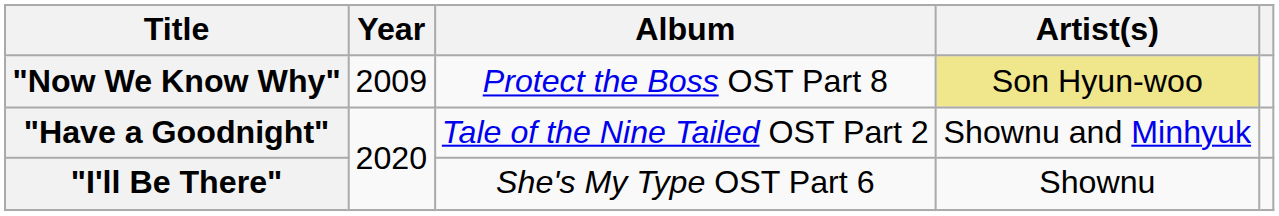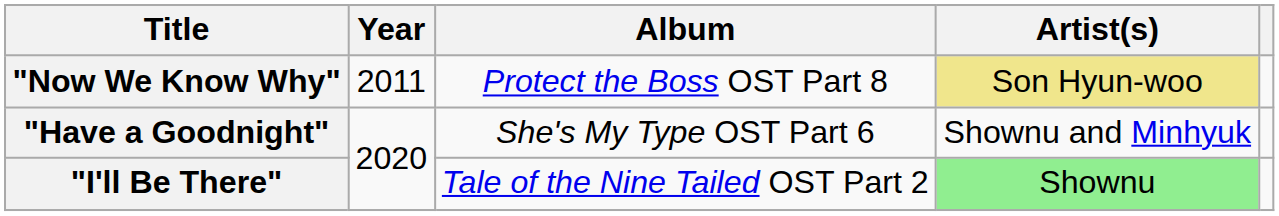(391, 81) 2009 -> (391, 81) 2011
(685, 132) Tale of the Nine Tailed OST Part 2 -> (685, 132) She's My Type OST Part 6
(685, 183) She's My Type OST Part 6 -> (685, 183) Tale of the Nine Tailed OST Part 2
(1097, 183) no background -> (1097, 183) lightgreen background
